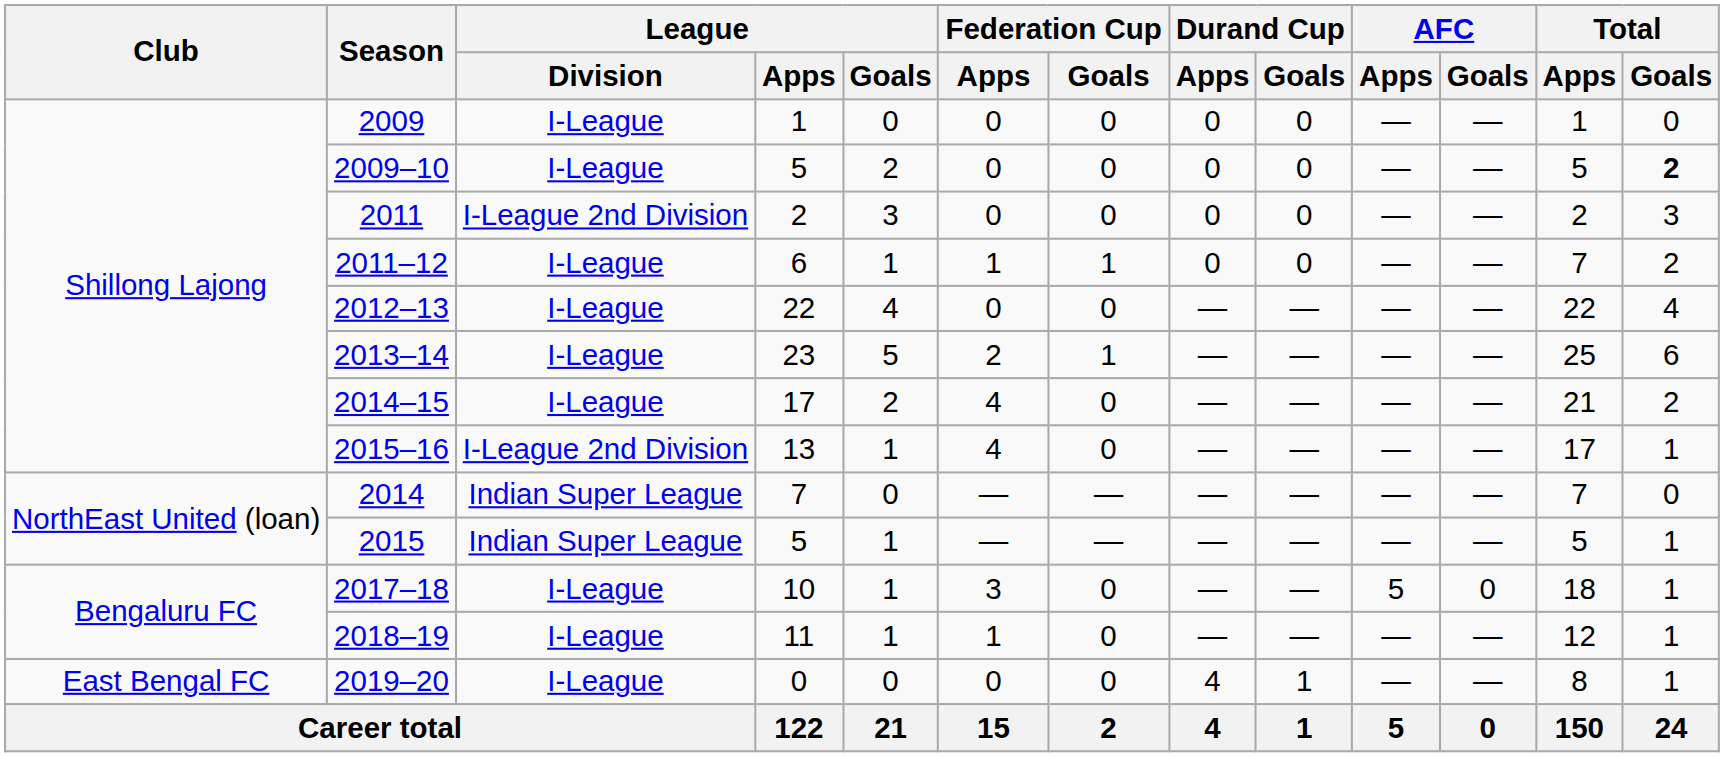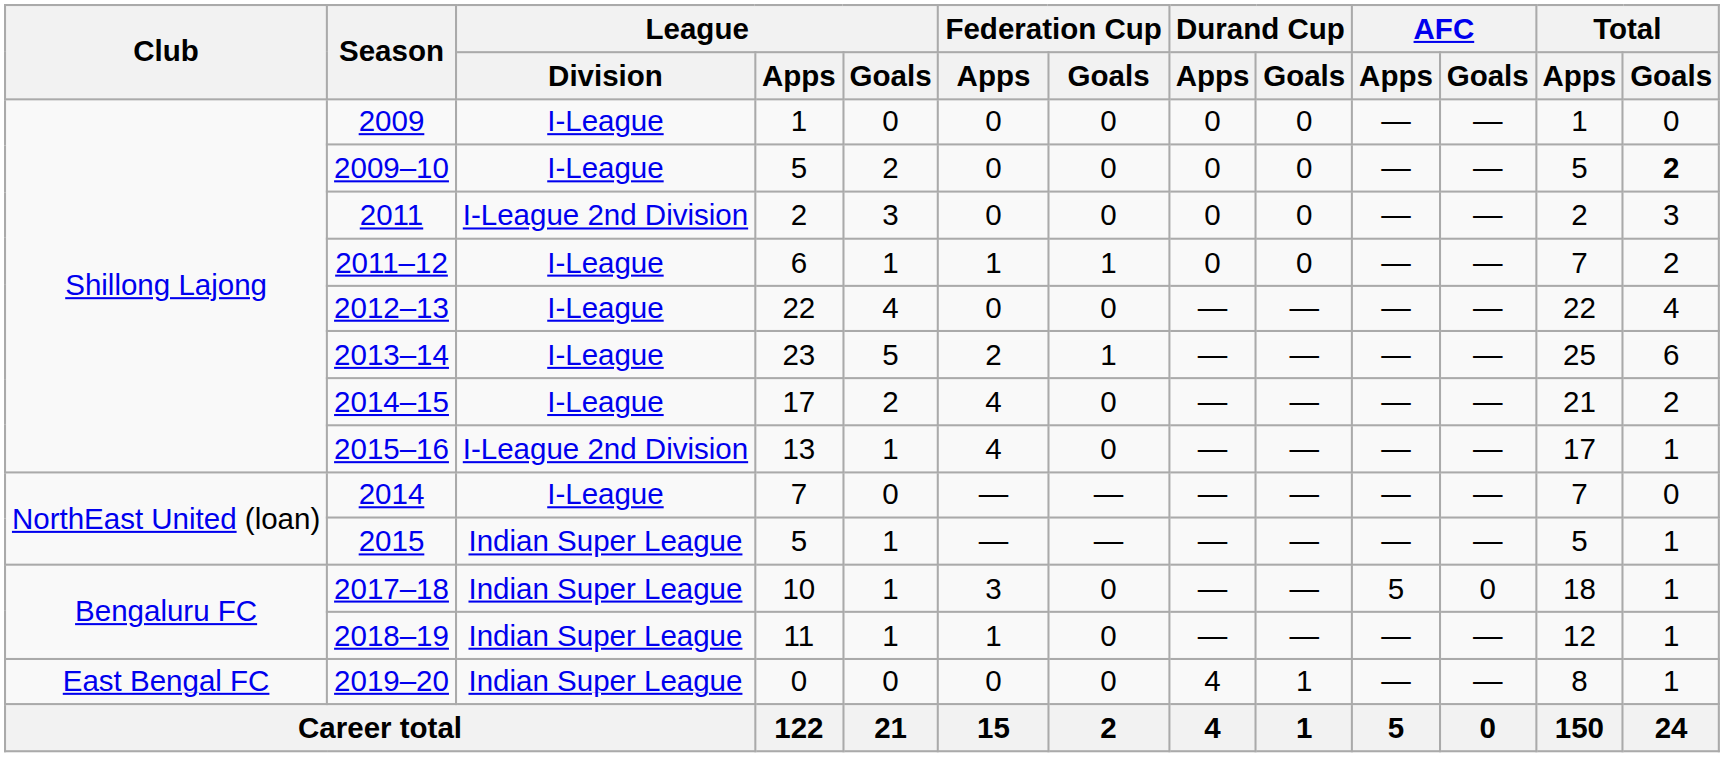(605, 495) Indian Super League -> (605, 495) I-League
(605, 588) I-League -> (605, 588) Indian Super League
(605, 635) I-League -> (605, 635) Indian Super League
(605, 682) I-League -> (605, 682) Indian Super League
